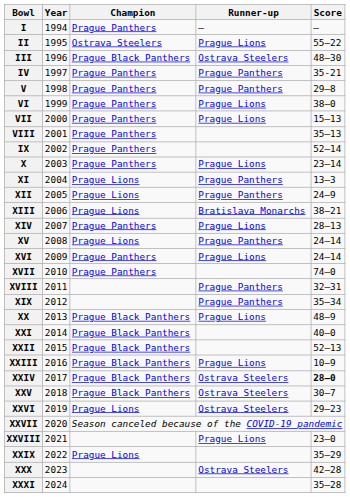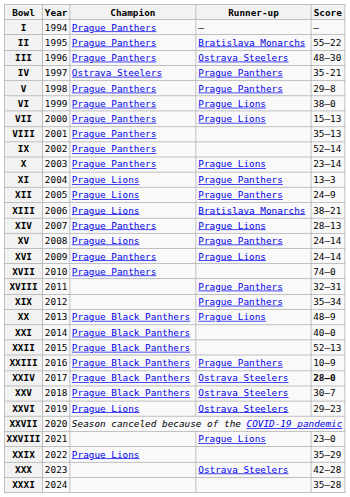(117, 42) Ostrava Steelers -> (114, 42) Prague Panthers
(232, 42) Prague Lions -> (252, 42) Bratislava Monarchs
(131, 58) Prague Black Panthers -> (114, 58) Prague Panthers
(114, 73) Prague Panthers -> (117, 73) Ostrava Steelers
(232, 363) Prague Lions -> (241, 363) Prague Panthers
